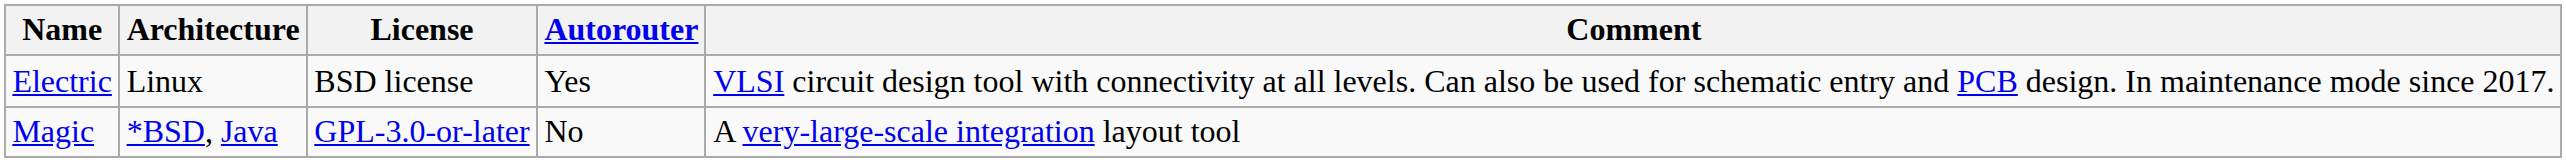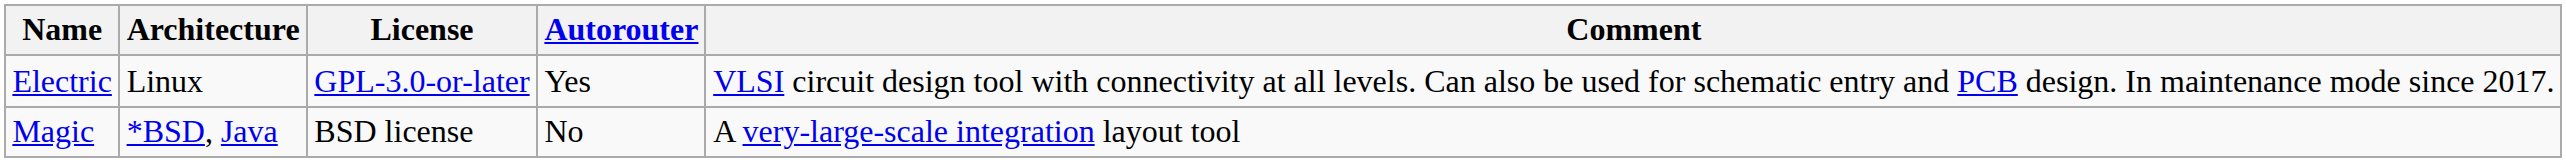(394, 80) BSD license -> (422, 80) GPL-3.0-or-later
(422, 131) GPL-3.0-or-later -> (394, 131) BSD license
